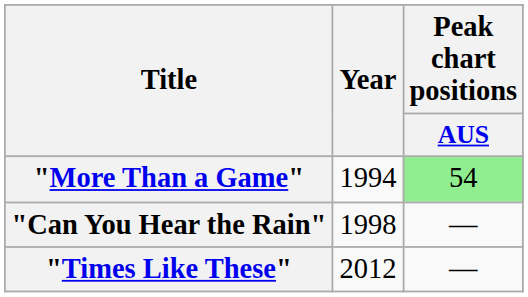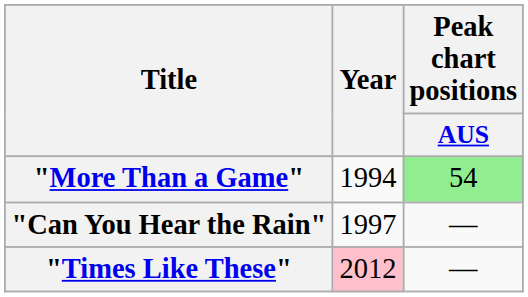(368, 223) 1998 -> (368, 223) 1997
(368, 268) no background -> (368, 268) pink background
